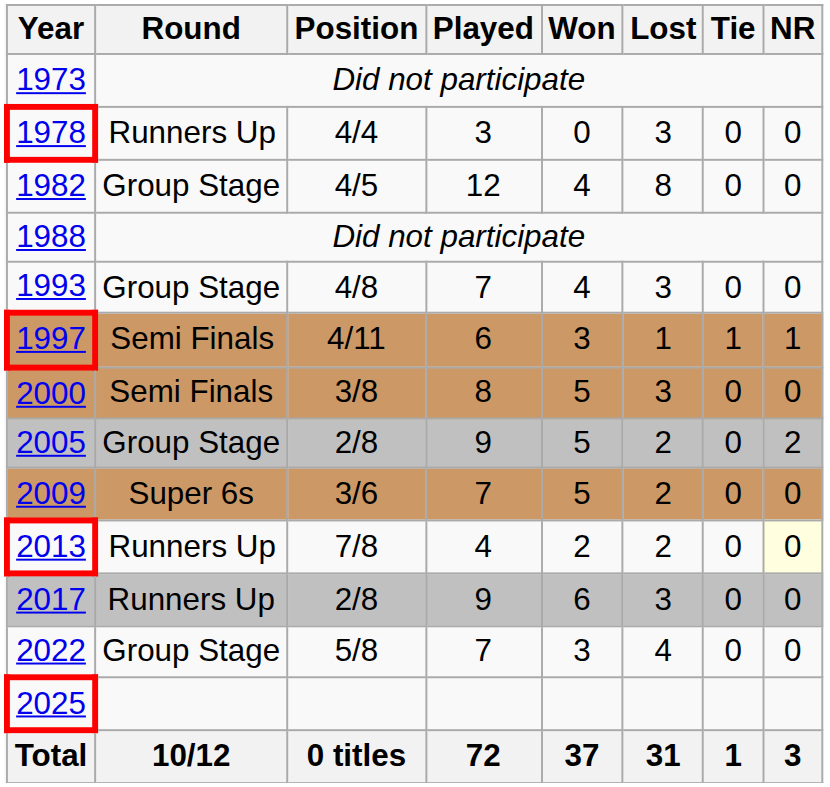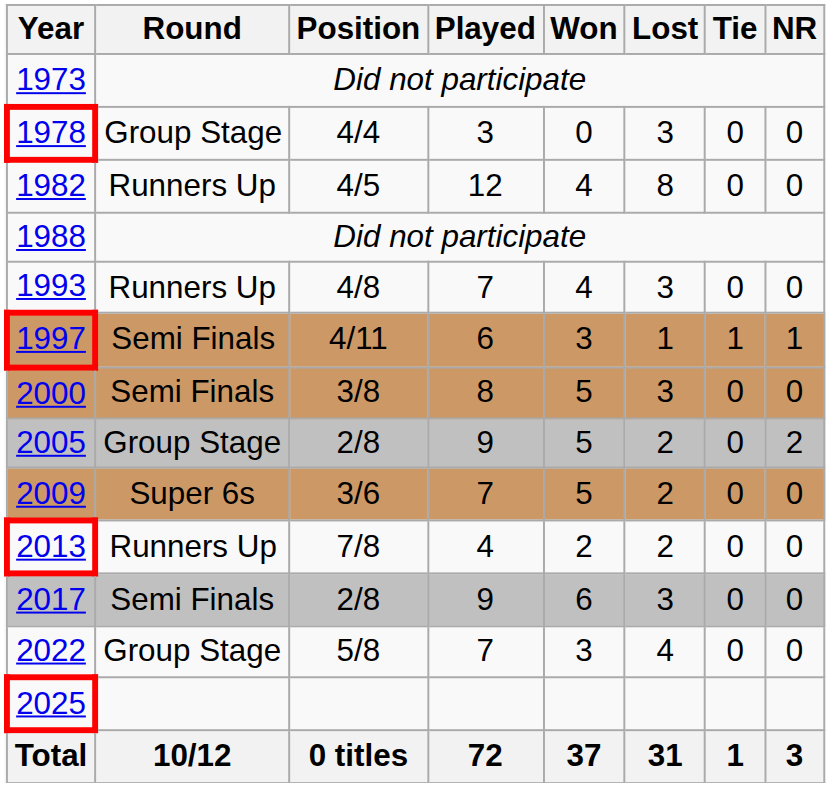(192, 132) Runners Up -> (193, 132) Group Stage
(191, 185) Group Stage -> (192, 185) Runners Up
(191, 286) Group Stage -> (192, 286) Runners Up
(793, 546) lightyellow background -> (795, 546) no background
(191, 598) Runners Up -> (192, 598) Semi Finals
